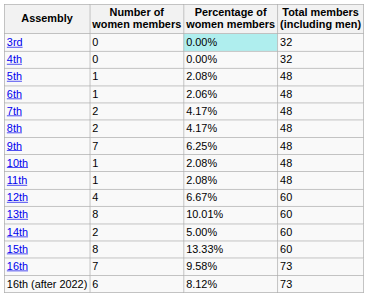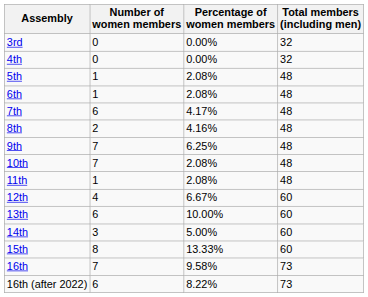(202, 42) paleturquoise background -> (202, 42) no background
(202, 94) 2.06% -> (202, 94) 2.08%
(95, 111) 2 -> (95, 111) 6
(202, 128) 4.17% -> (202, 128) 4.16%
(95, 163) 1 -> (95, 163) 7
(95, 215) 8 -> (95, 215) 6
(205, 215) 10.01% -> (205, 215) 10.00%
(95, 232) 2 -> (95, 232) 3
(202, 284) 8.12% -> (202, 284) 8.22%
